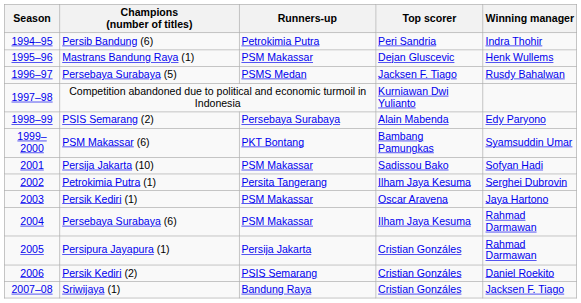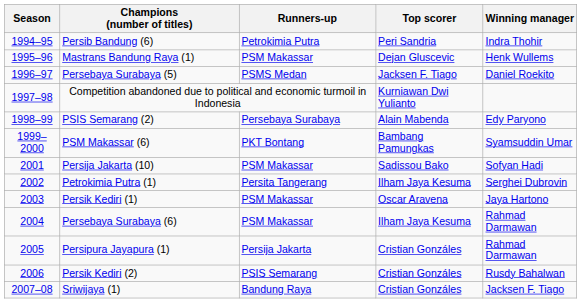(525, 74) Rusdy Bahalwan -> (520, 74) Daniel Roekito
(520, 273) Daniel Roekito -> (525, 273) Rusdy Bahalwan
